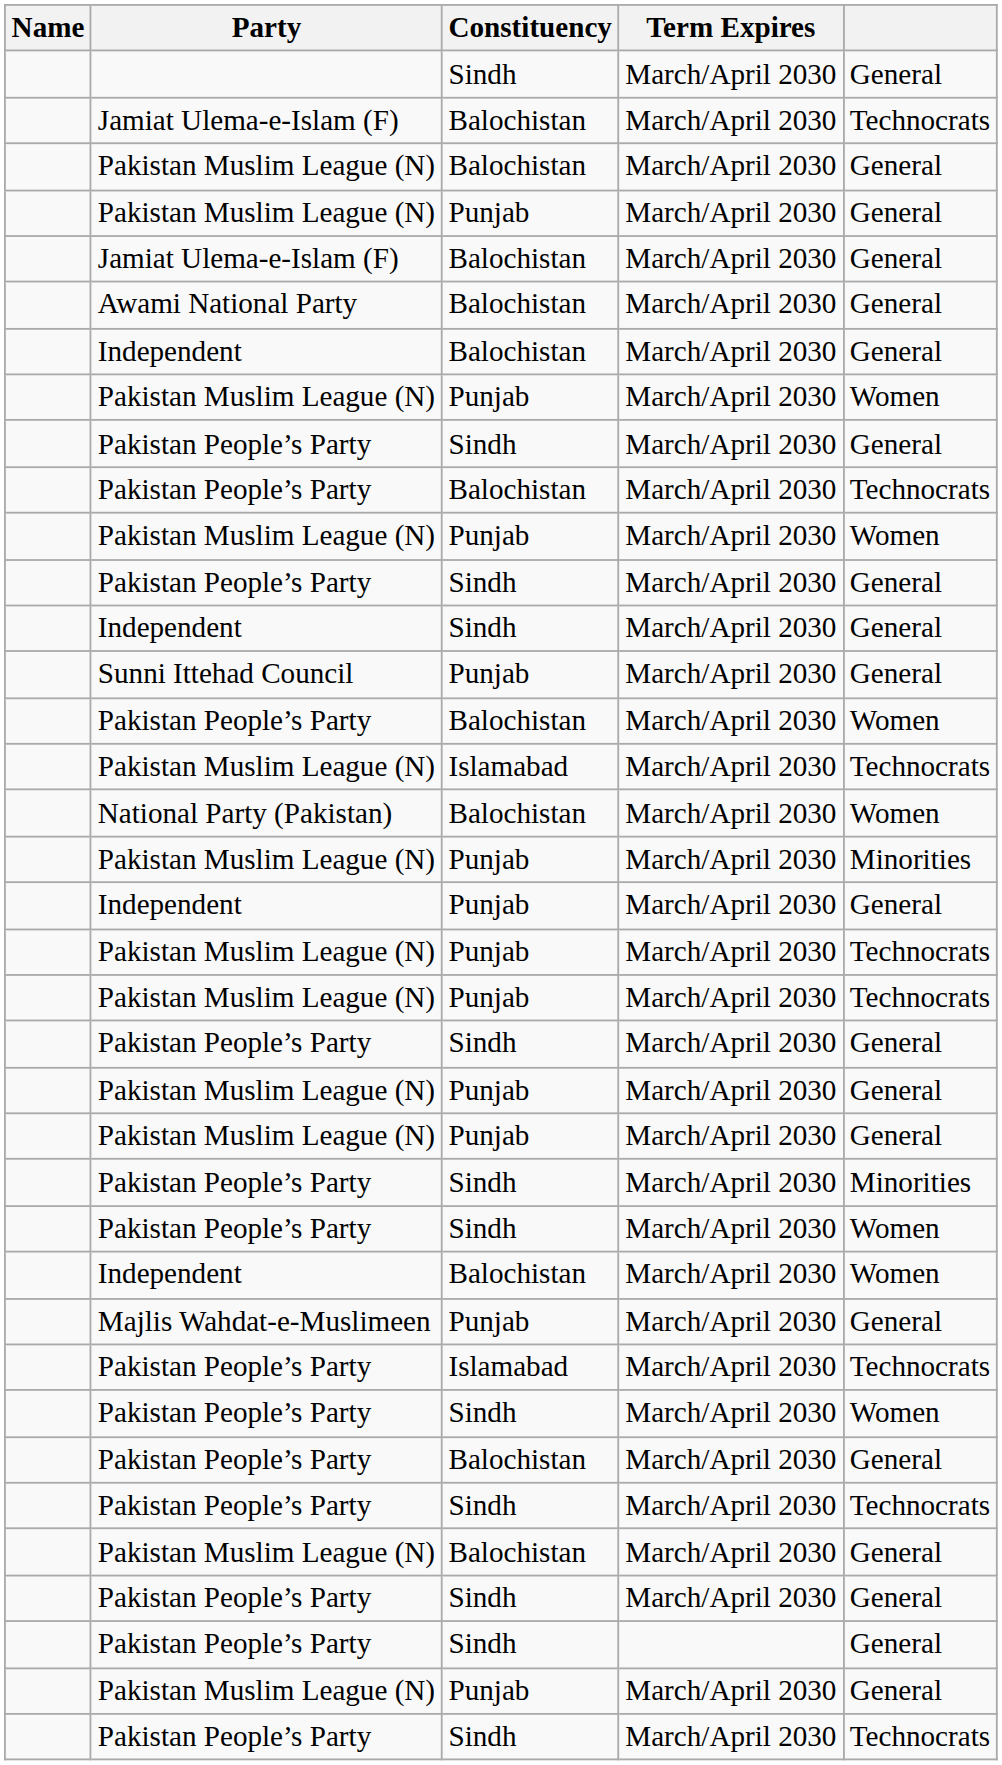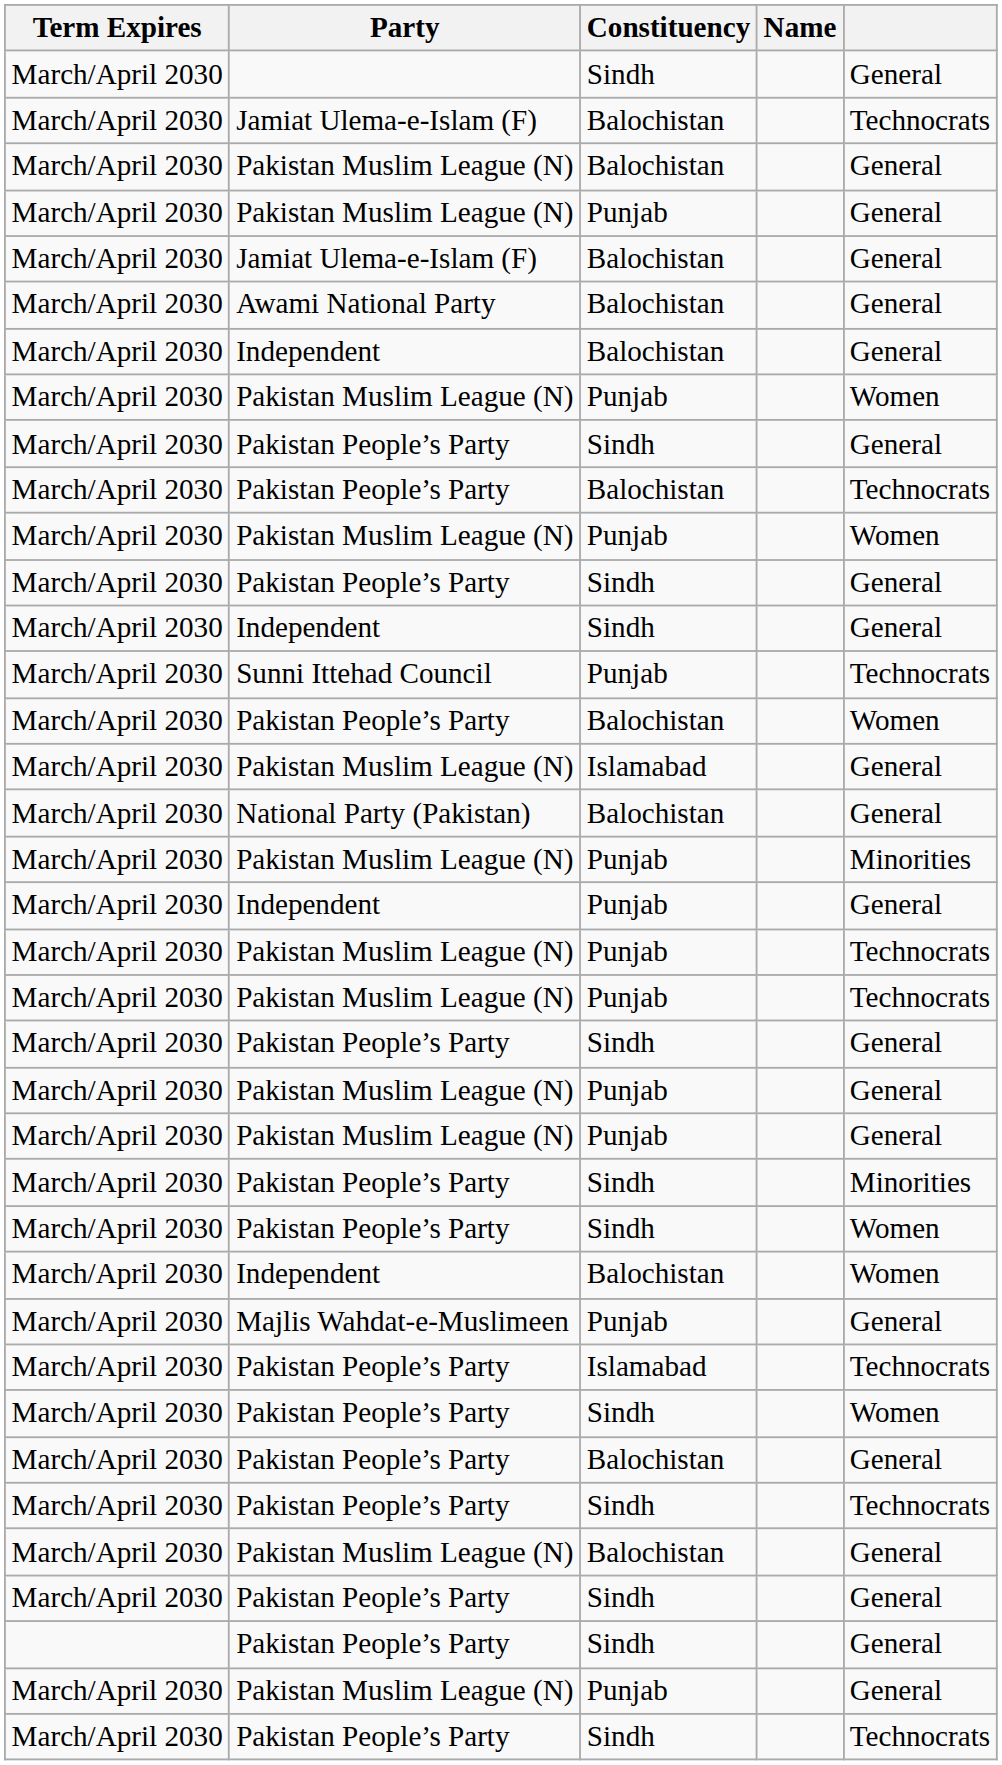columns swapped: (48, 27) <-> (731, 27)
(896, 674) General -> (920, 674) Technocrats
(920, 766) Technocrats -> (896, 766) General
(895, 812) Women -> (896, 812) General
